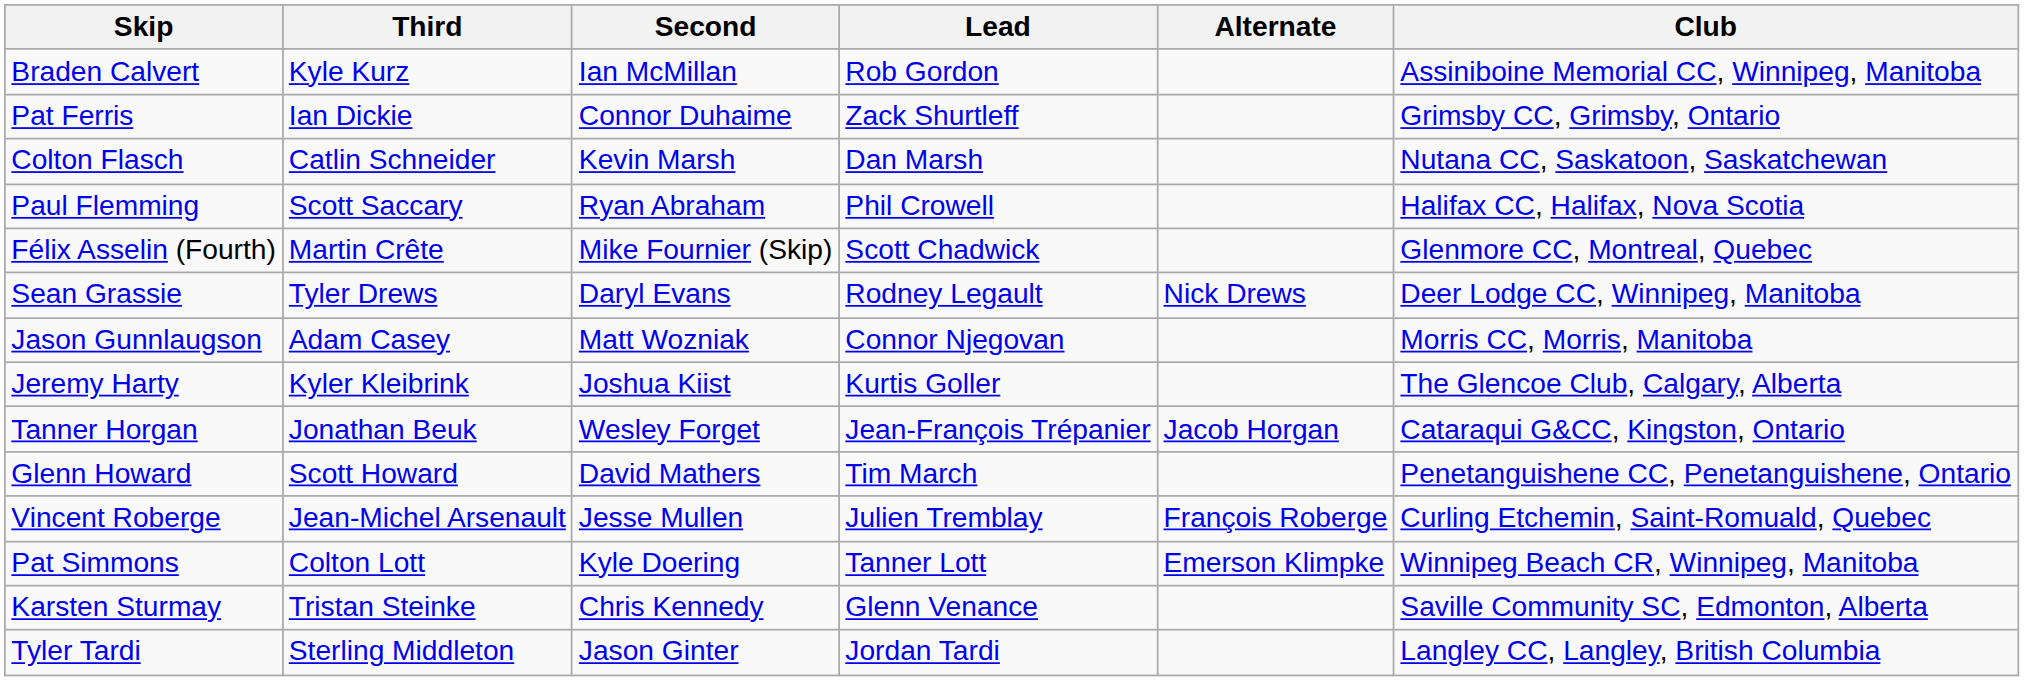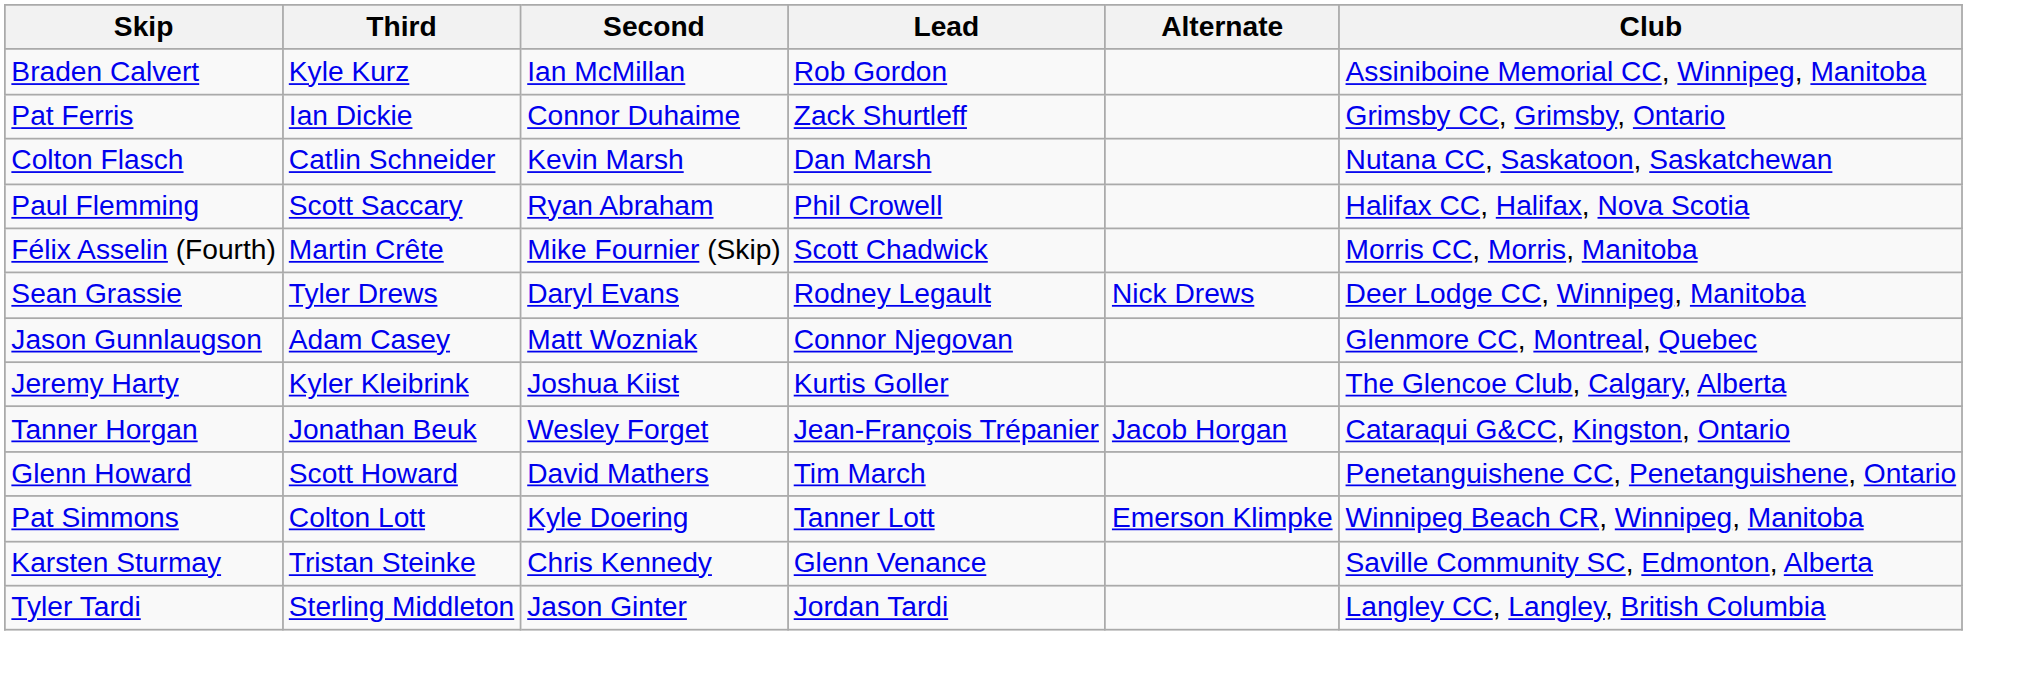(1606, 250) Glenmore CC, Montreal, Quebec -> (1522, 250) Morris CC, Morris, Manitoba
(1576, 339) Morris CC, Morris, Manitoba -> (1551, 339) Glenmore CC, Montreal, Quebec
- row: (116, 518)
